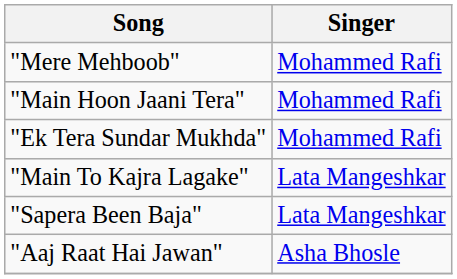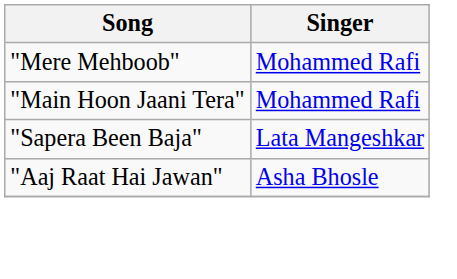- row: (138, 138)
- row: (129, 176)
